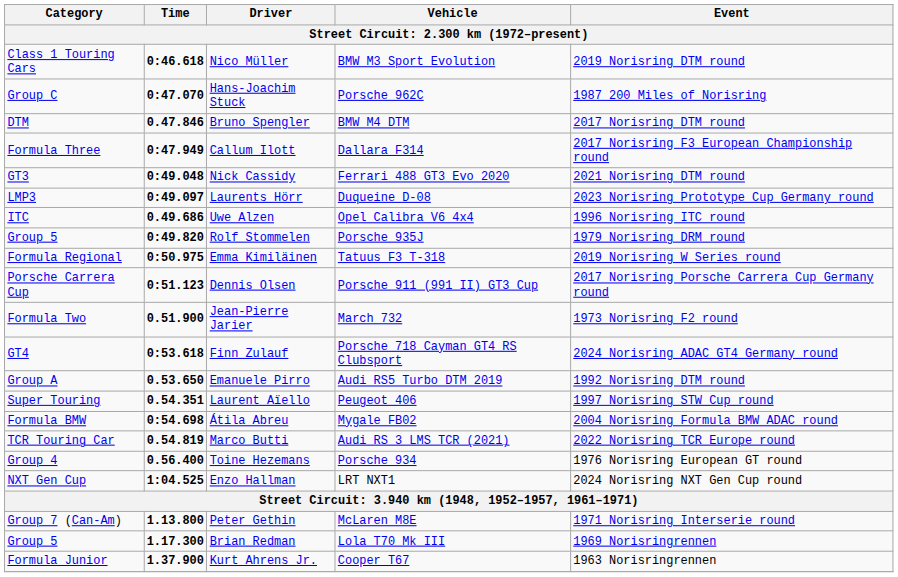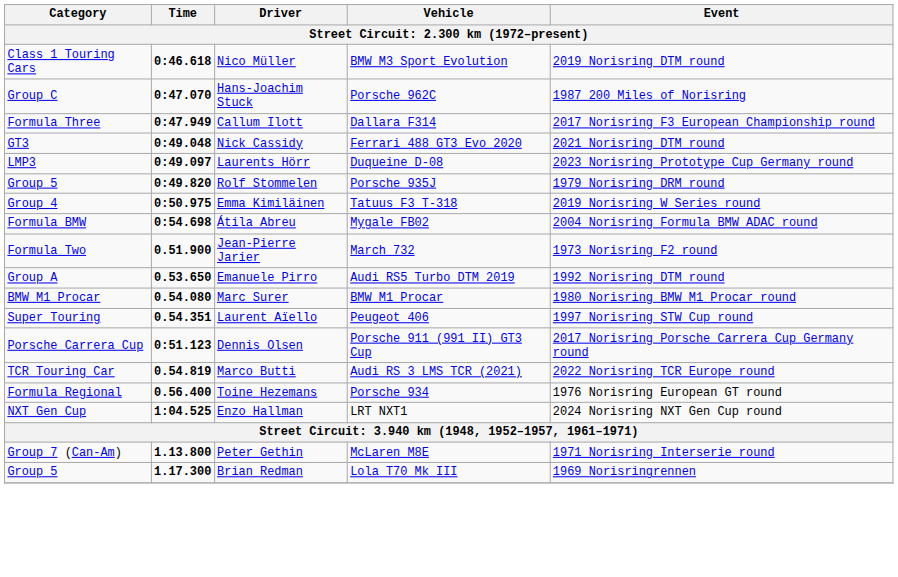- row: (260, 123)
- row: (242, 217)
(65, 258) Formula Regional -> (32, 203) Group 4
rows swapped: (253, 285) <-> (249, 421)
- row: (249, 353)
+ row: (253, 298)
(32, 461) Group 4 -> (65, 392) Formula Regional
- row: (263, 561)
